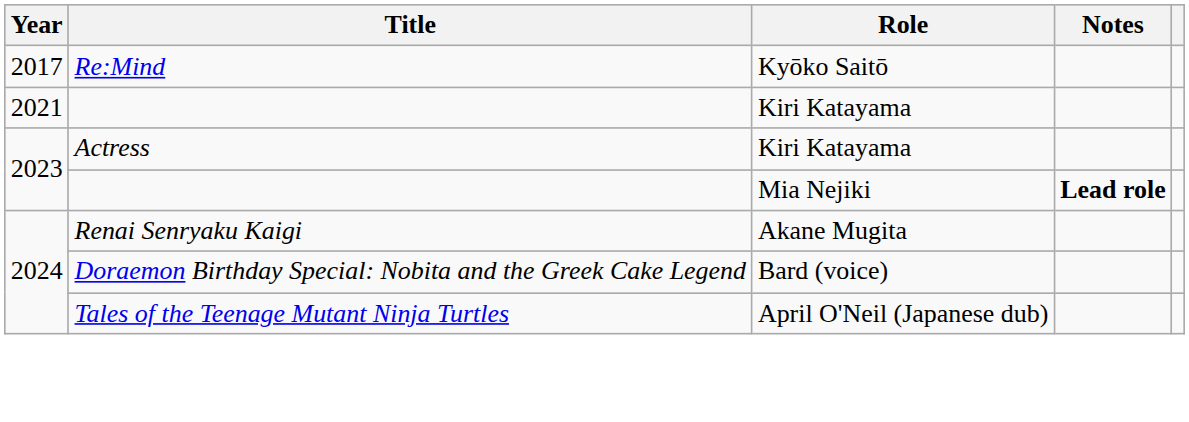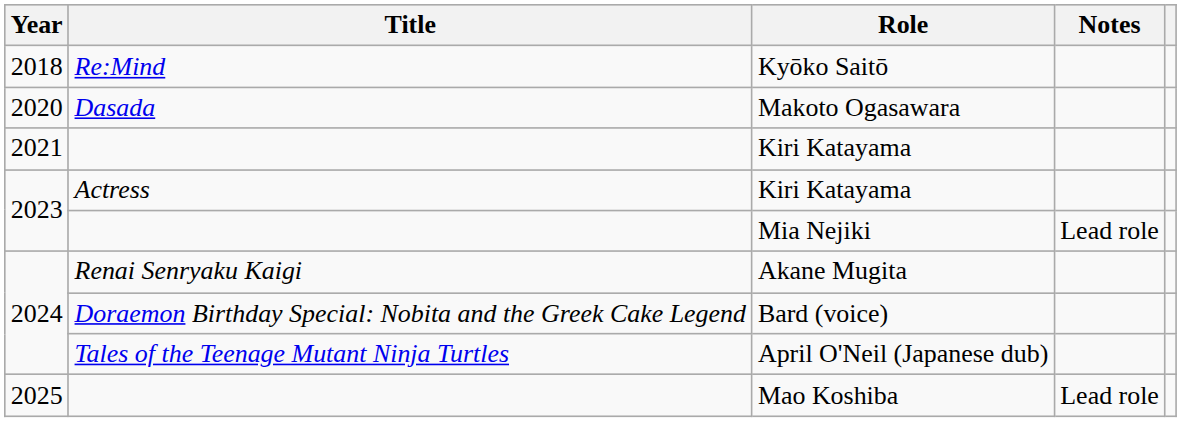(37, 66) 2017 -> (37, 66) 2018
+ row: (115, 107)
(1113, 189) bold -> (1110, 230) normal
+ row: (410, 395)
